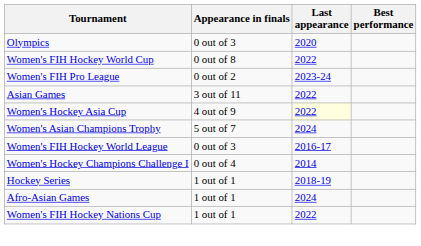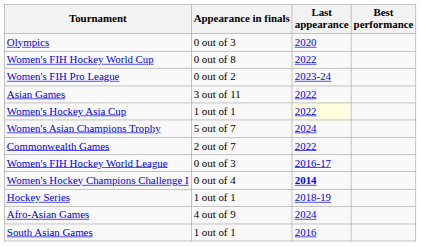(215, 111) 4 out of 9 -> (215, 111) 1 out of 1
+ row: (58, 146)
(306, 163) normal -> (306, 180) bold
(215, 197) 1 out of 1 -> (215, 215) 4 out of 9
+ row: (50, 232)
- row: (84, 215)
